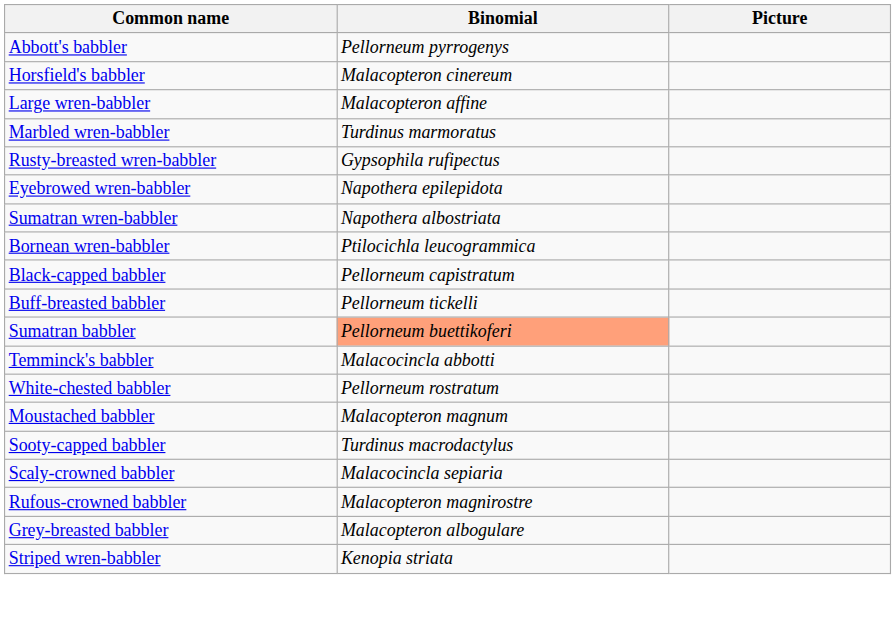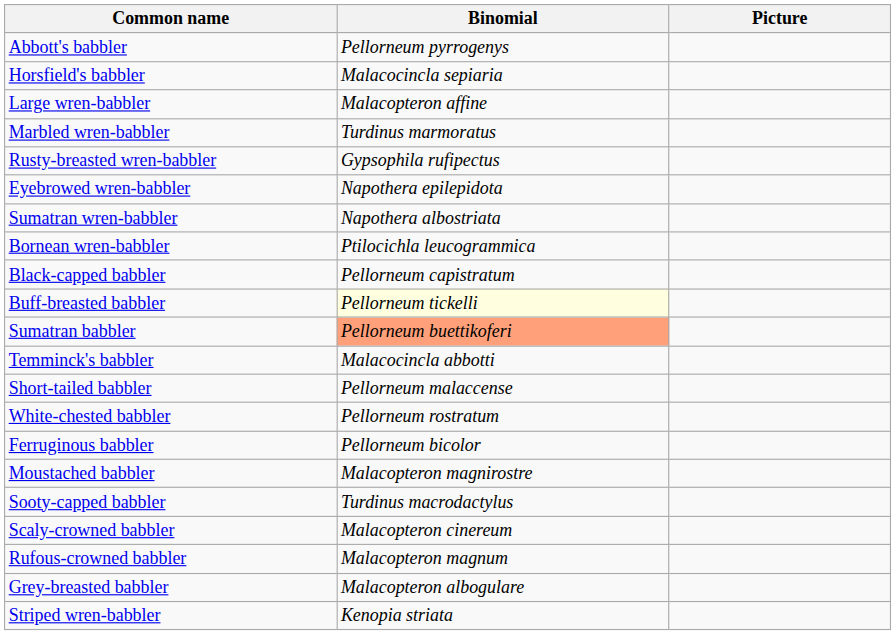(427, 75) Malacopteron cinereum -> (422, 75) Malacocincla sepiaria
(409, 302) no background -> (409, 302) lightyellow background
+ row: (80, 388)
+ row: (81, 445)
(424, 416) Malacopteron magnum -> (437, 473) Malacopteron magnirostre
(422, 473) Malacocincla sepiaria -> (427, 530) Malacopteron cinereum
(437, 501) Malacopteron magnirostre -> (424, 558) Malacopteron magnum
